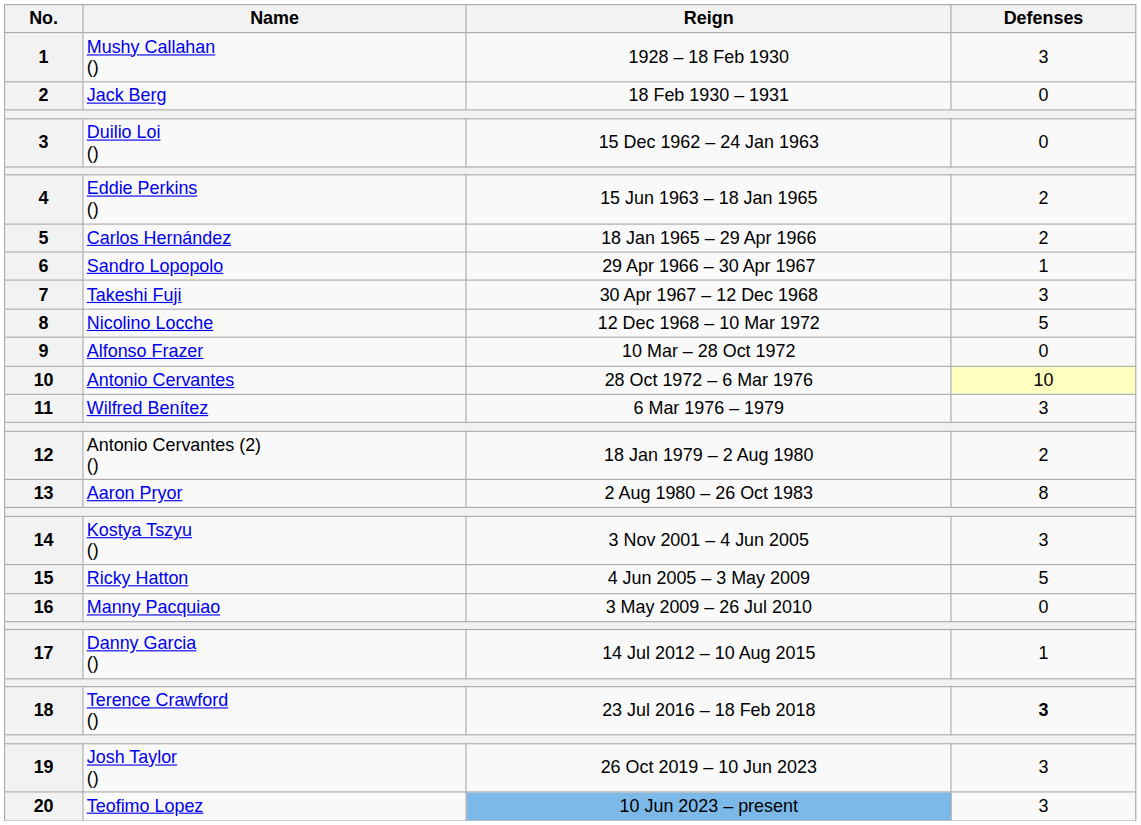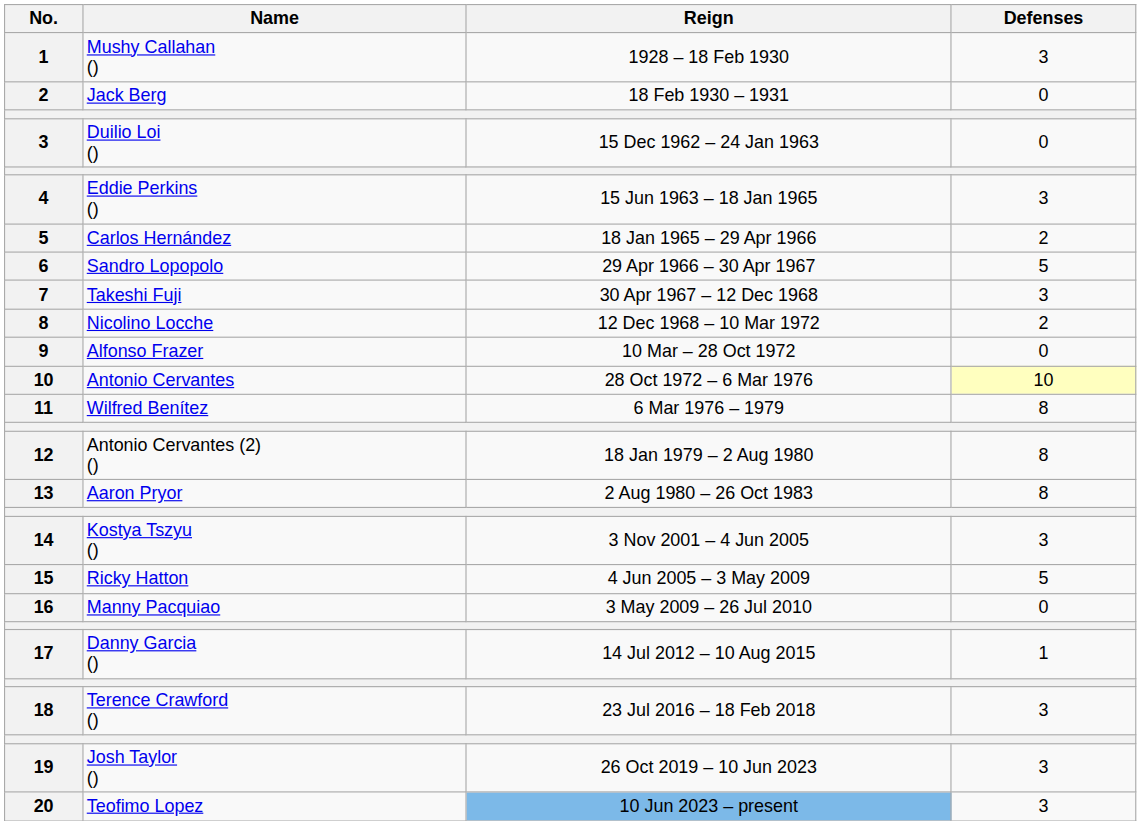(1043, 199) 2 -> (1043, 199) 3
(1043, 266) 1 -> (1043, 266) 5
(1043, 323) 5 -> (1043, 323) 2
(1043, 408) 3 -> (1043, 408) 8
(1043, 455) 2 -> (1043, 455) 8
(1043, 710) bold -> (1043, 710) normal
